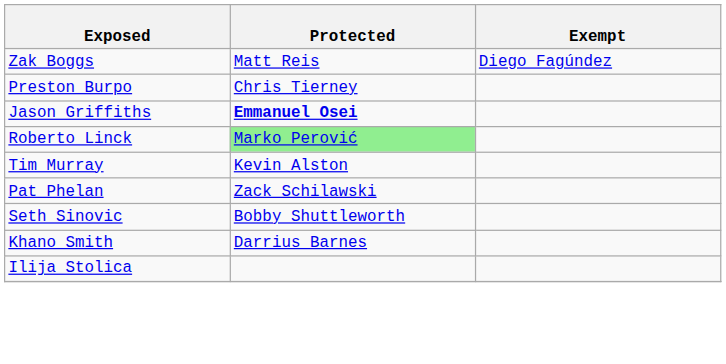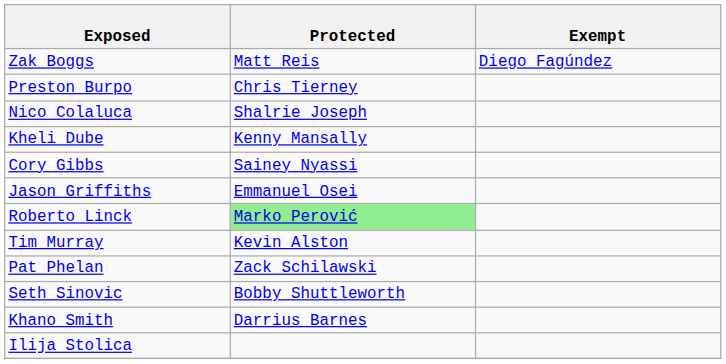+ row: (70, 113)
+ row: (56, 139)
+ row: (56, 165)
(296, 113) bold -> (296, 191) normal
